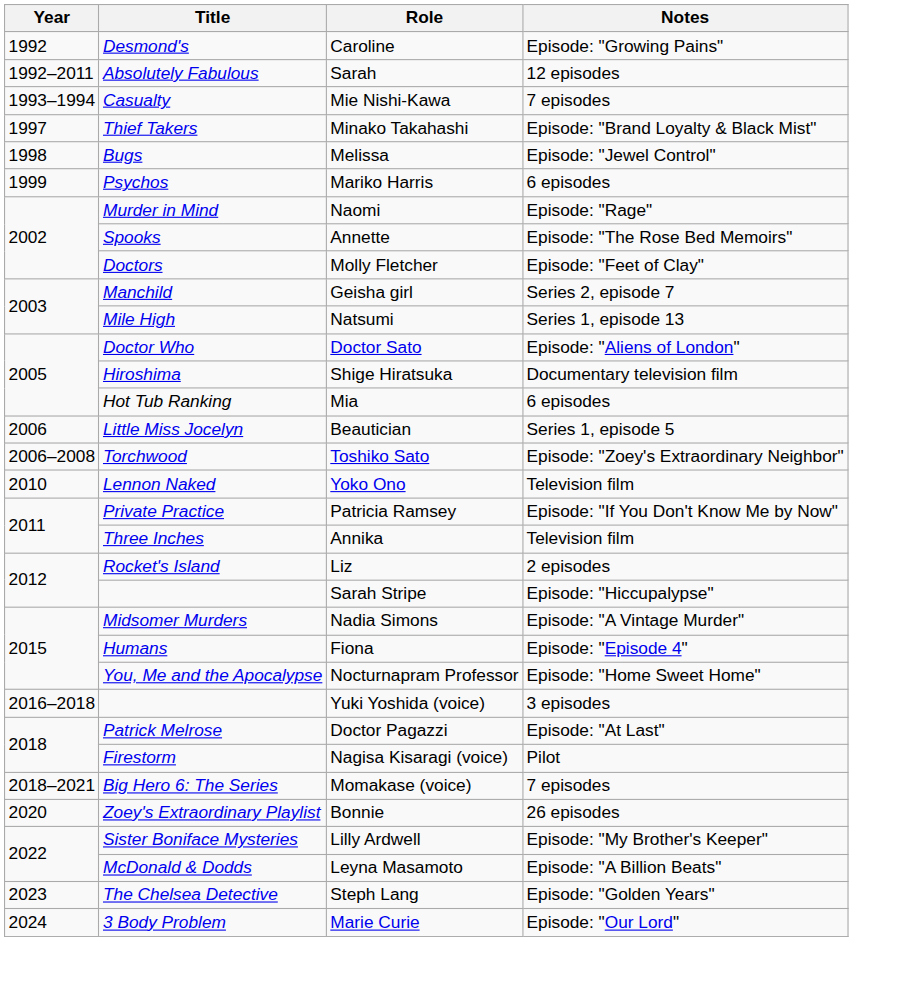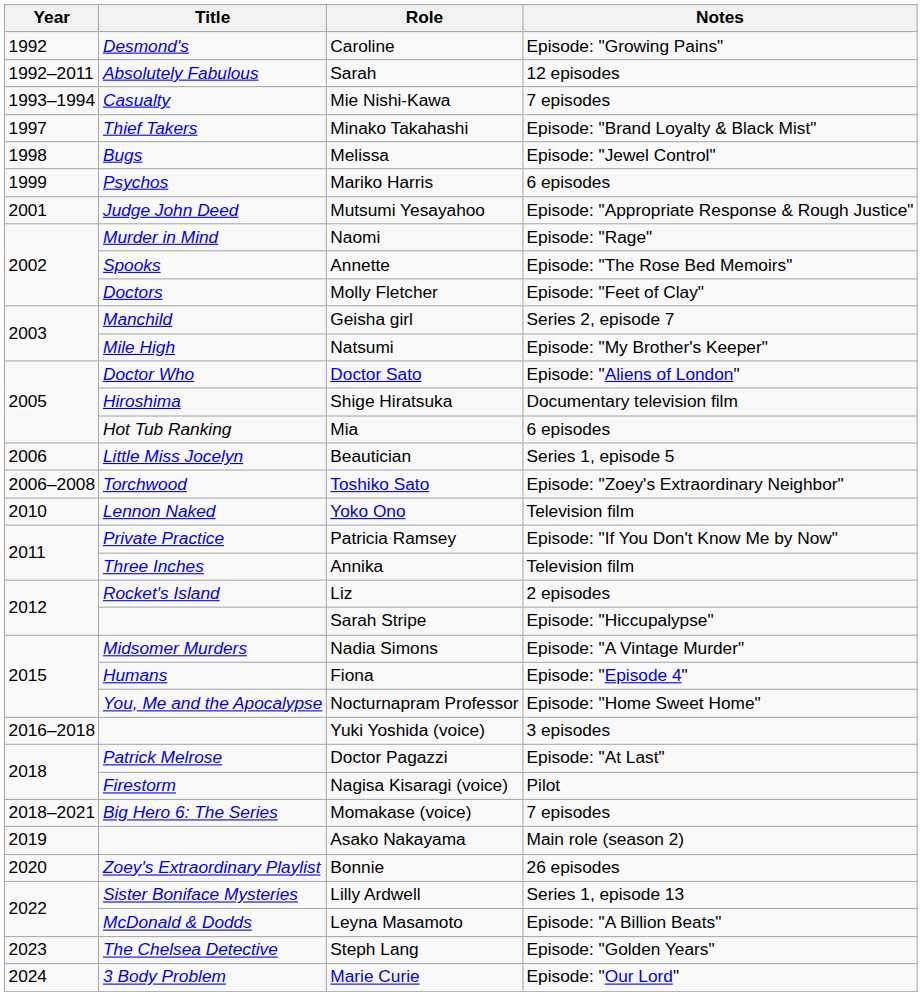+ row: (408, 210)
(605, 319) Series 1, episode 13 -> (647, 347) Episode: "My Brother's Keeper"
+ row: (398, 840)
(647, 840) Episode: "My Brother's Keeper" -> (605, 895) Series 1, episode 13
